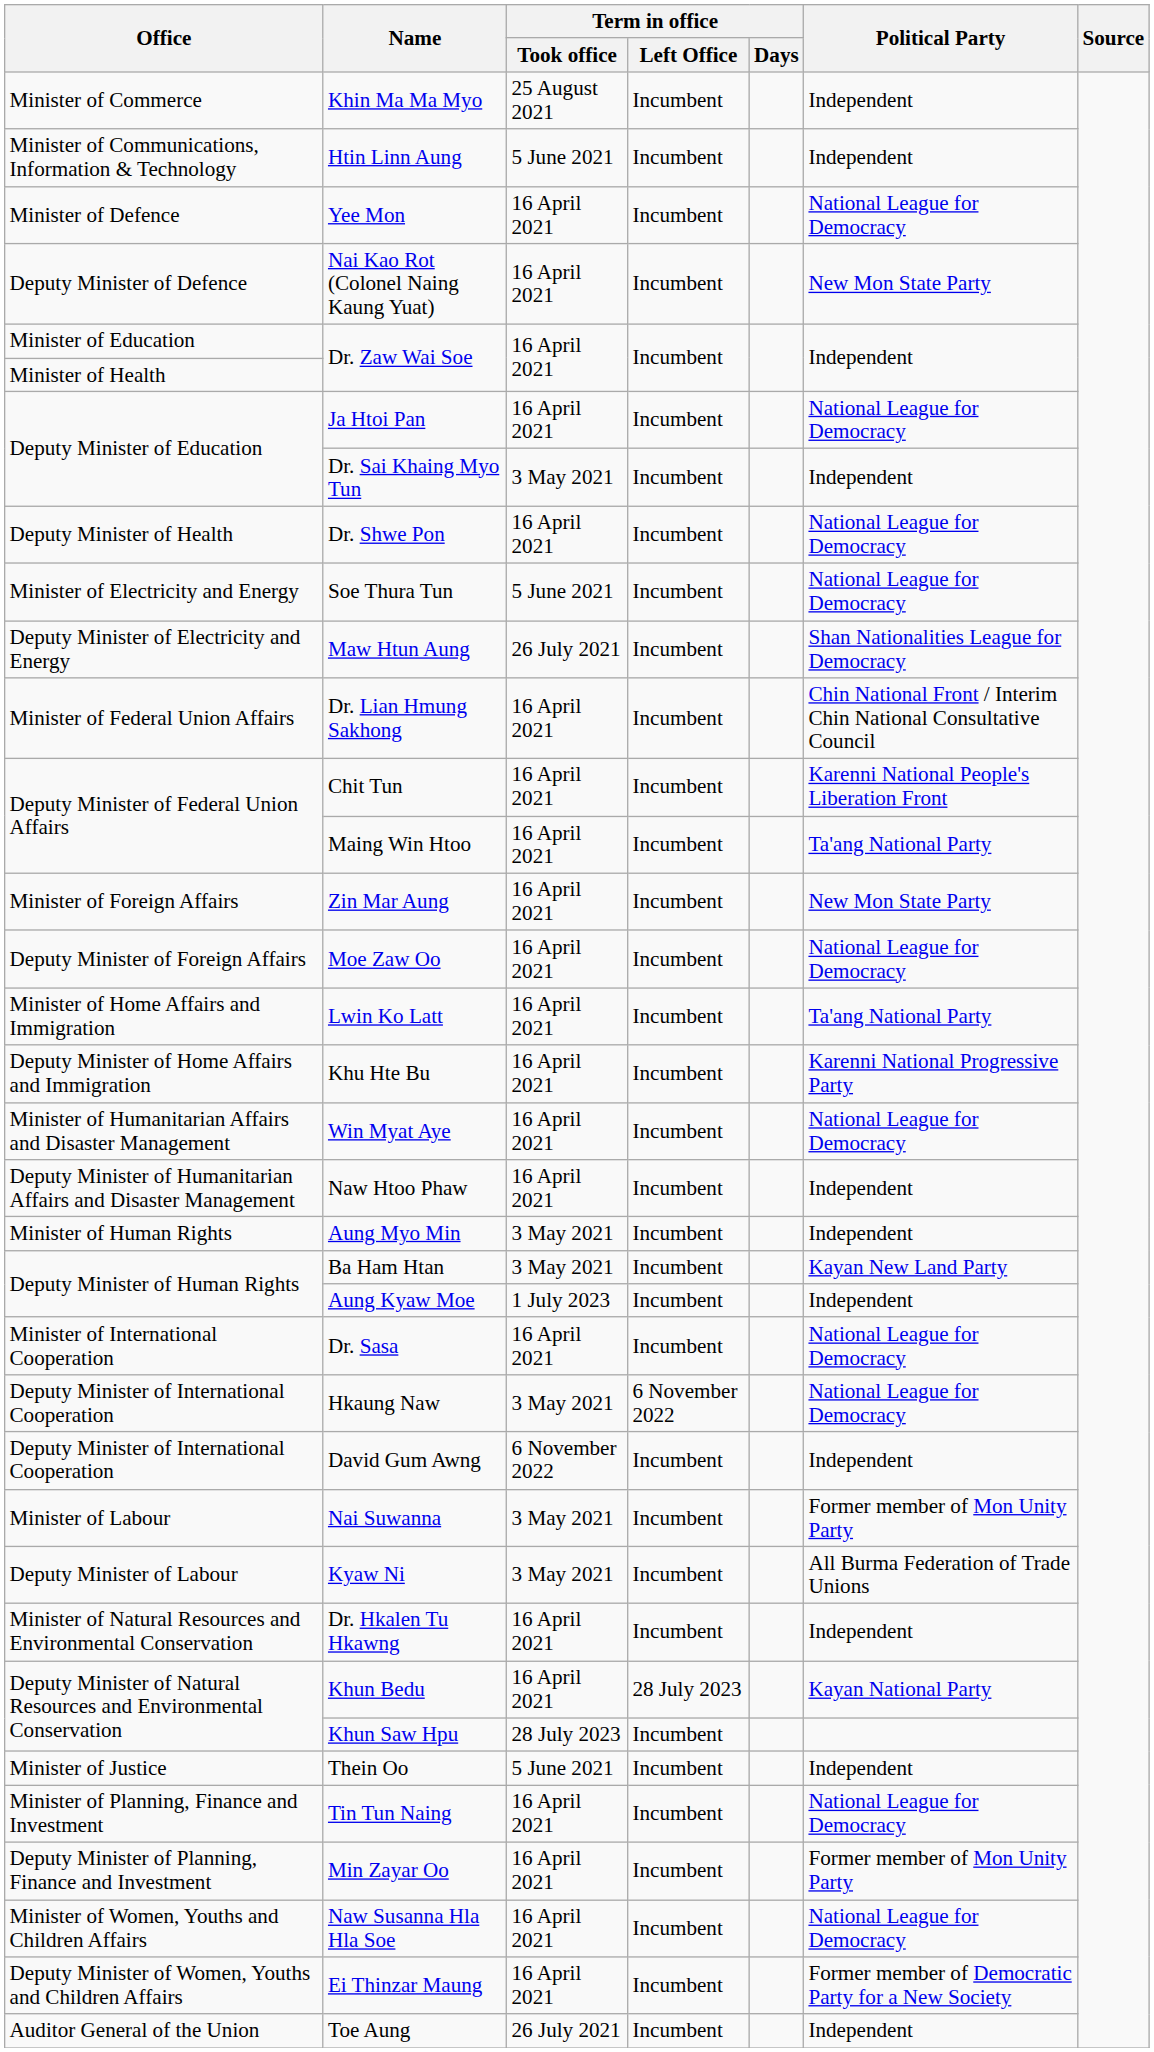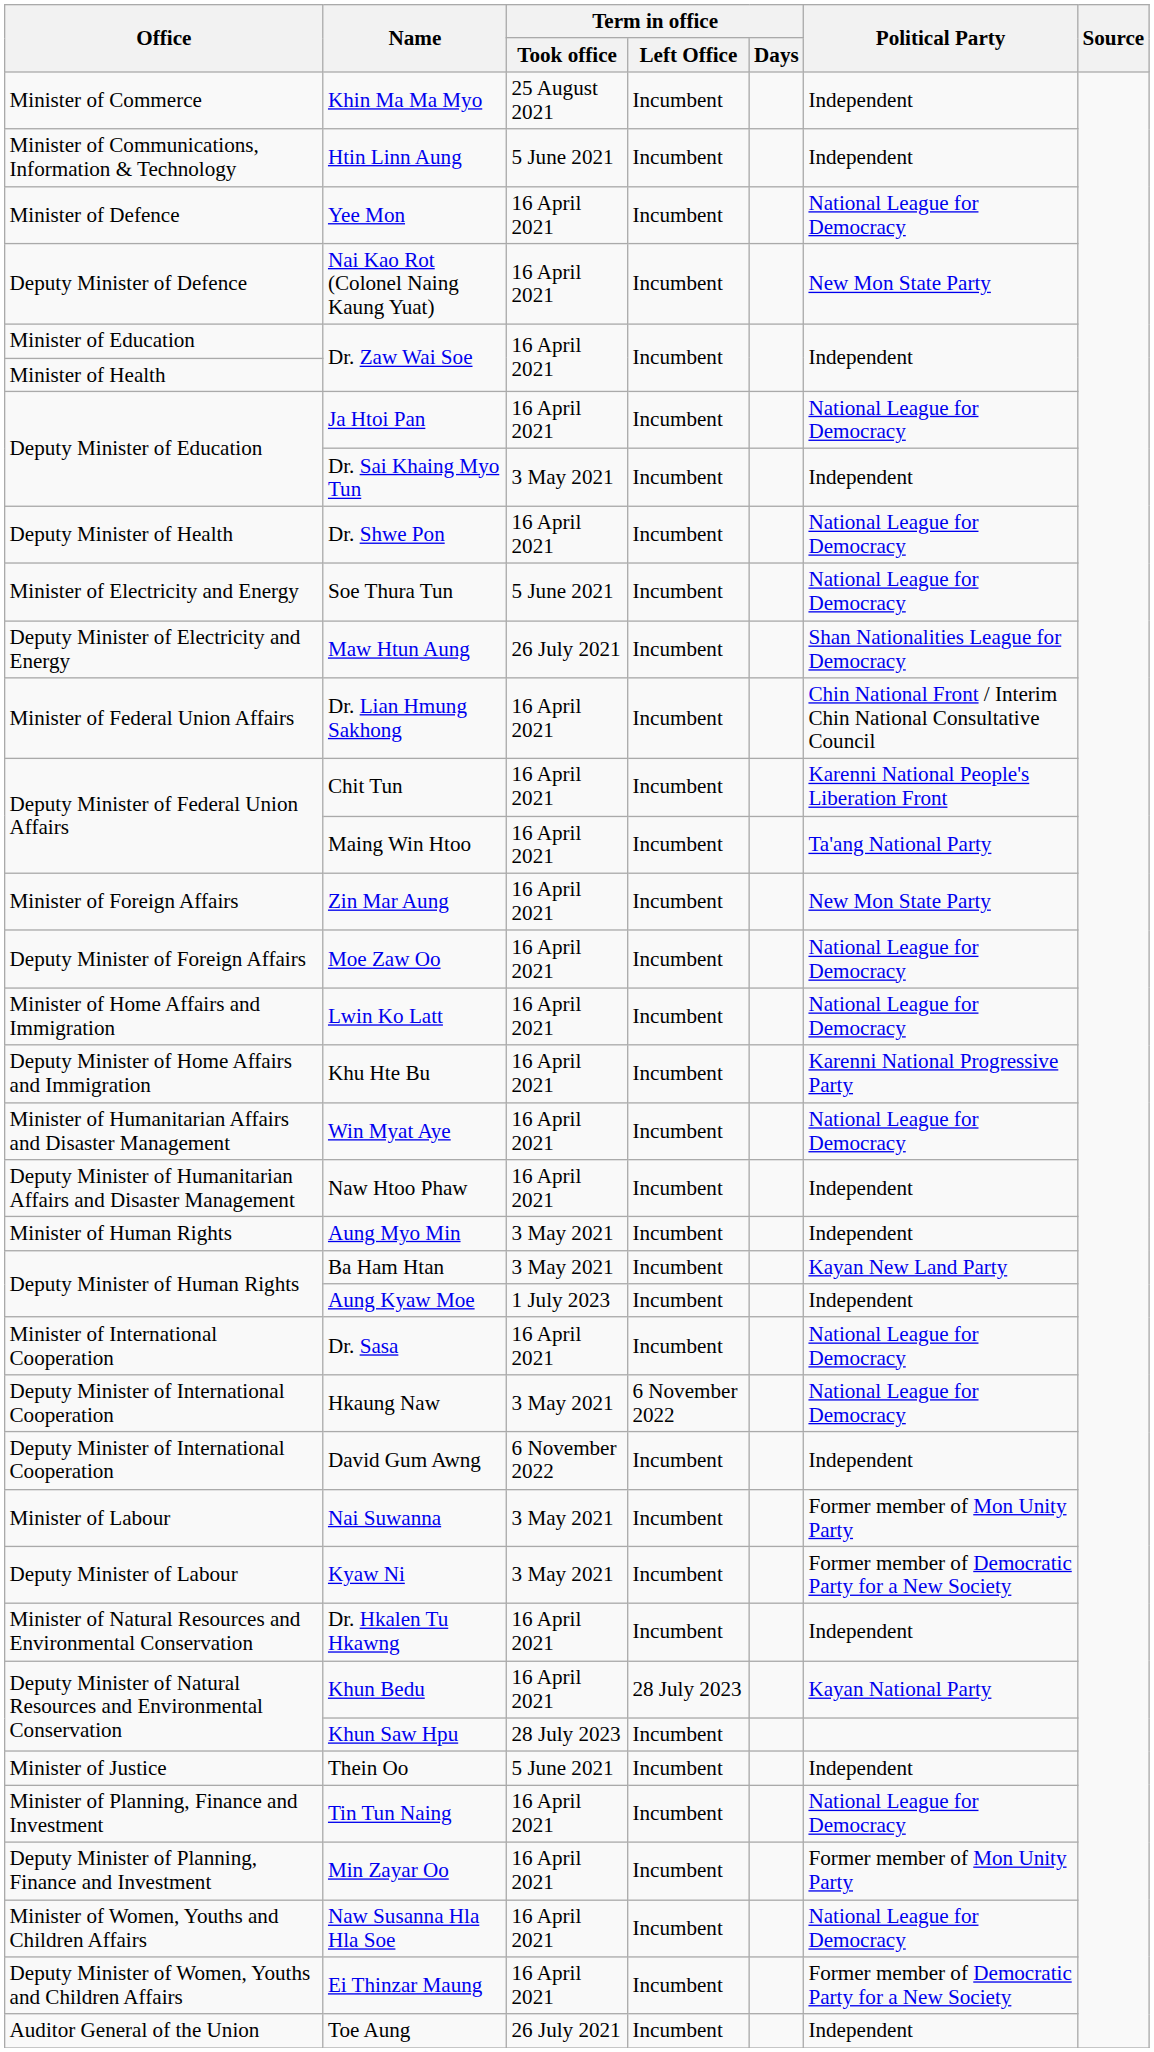(900, 1016) Ta'ang National Party -> (893, 1016) National League for Democracy
(939, 1574) All Burma Federation of Trade Unions -> (940, 1574) Former member of Democratic Party for a New Society
